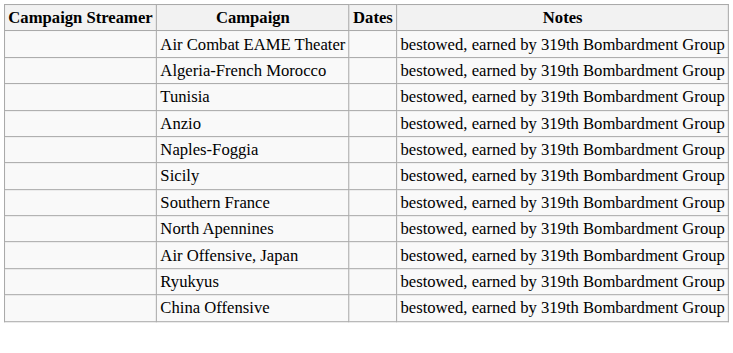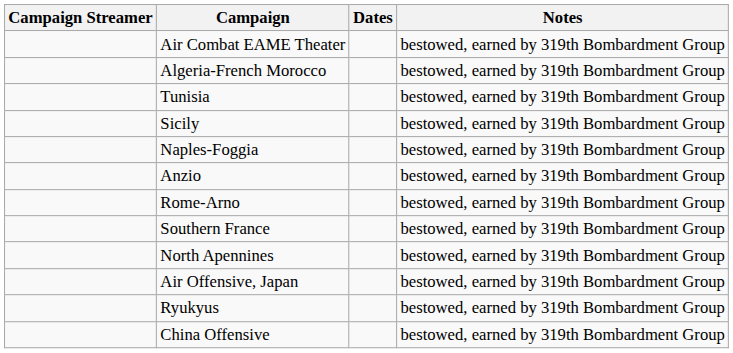rows swapped: (180, 176) <-> (181, 123)
+ row: (200, 202)
